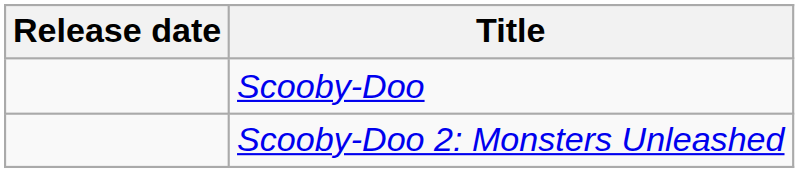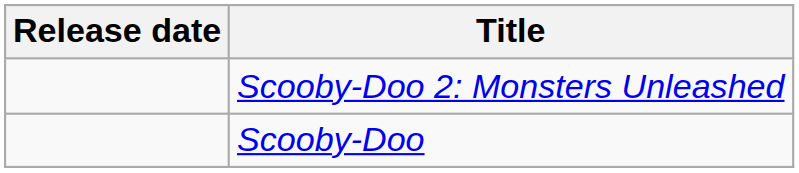rows swapped: (331, 85) <-> (511, 139)
